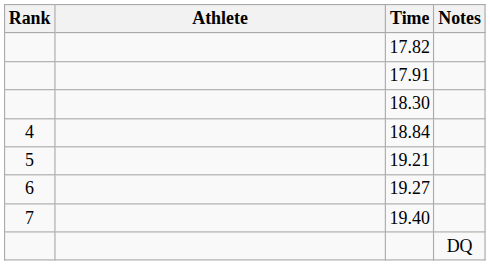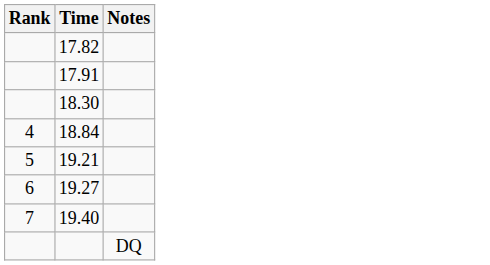- column: (220, 18)
